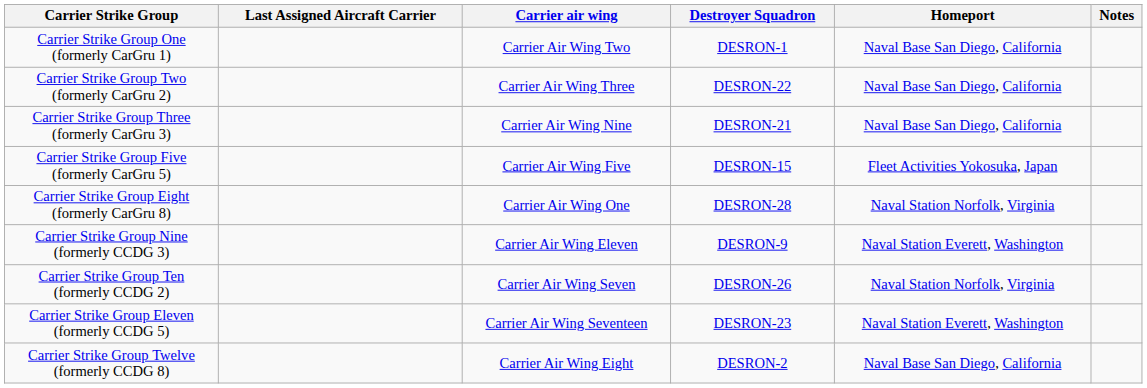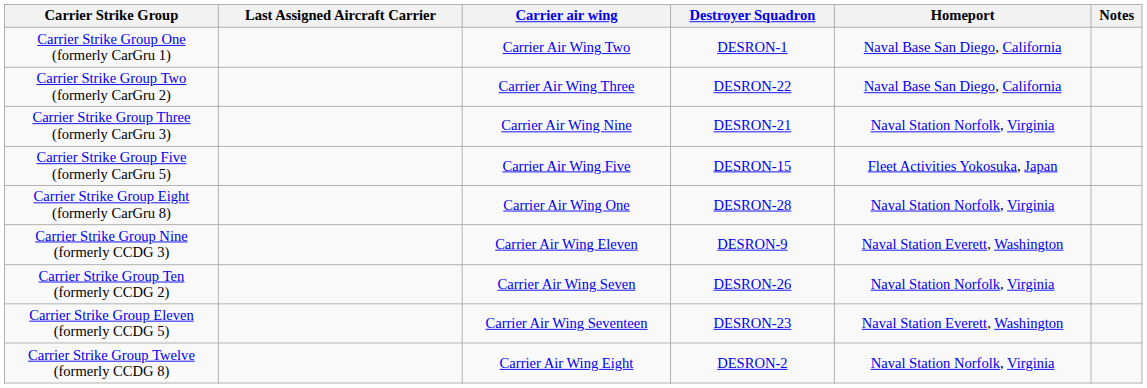(963, 126) Naval Base San Diego, California -> (963, 126) Naval Station Norfolk, Virginia
(963, 363) Naval Base San Diego, California -> (963, 363) Naval Station Norfolk, Virginia
